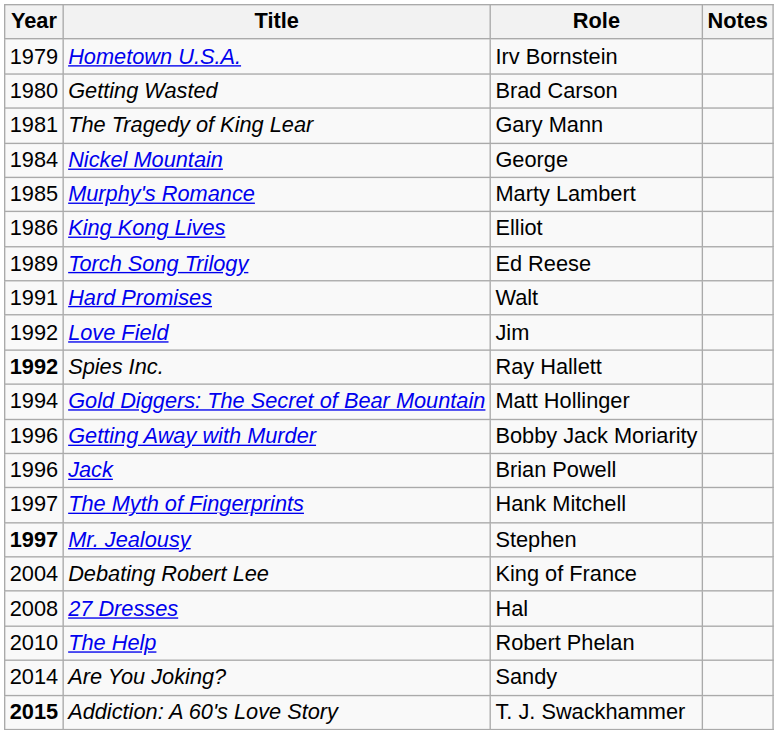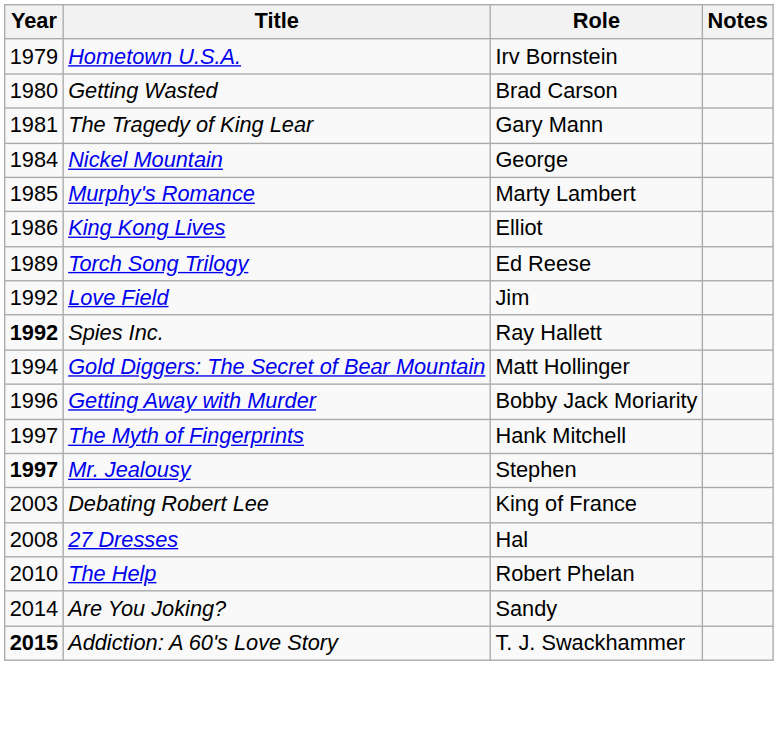- row: (140, 297)
- row: (91, 470)
(34, 573) 2004 -> (34, 504) 2003
